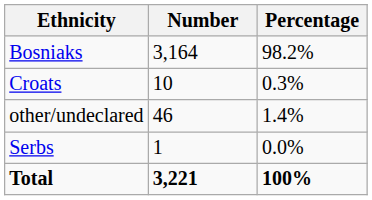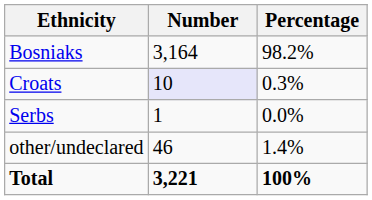(163, 83) no background -> (163, 83) lavender background
rows swapped: (31, 147) <-> (76, 115)
